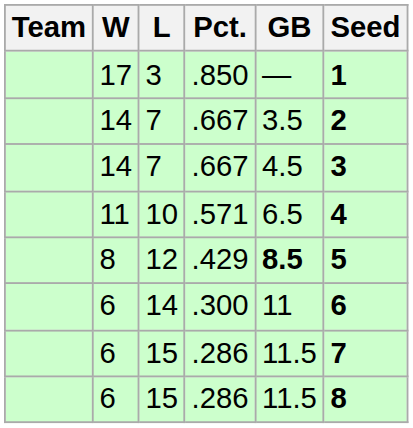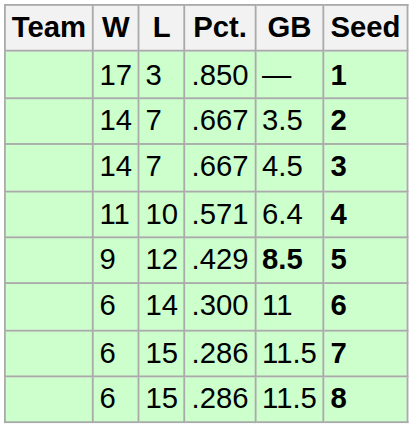(282, 213) 6.5 -> (282, 213) 6.4
(108, 259) 8 -> (108, 259) 9
